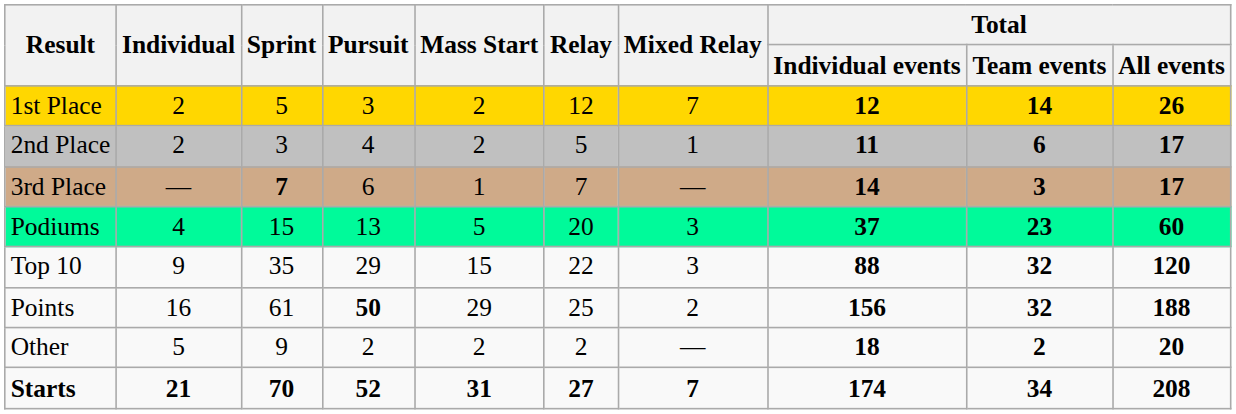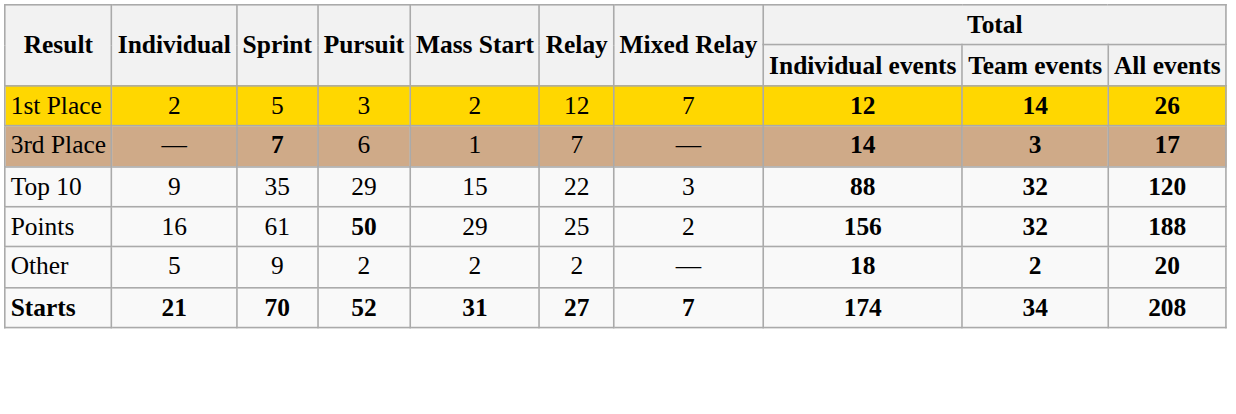- row: (60, 145)
- row: (55, 226)
